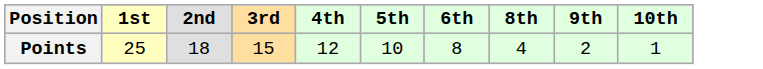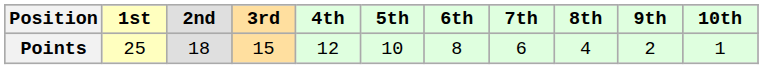+ column: (521, 19)
